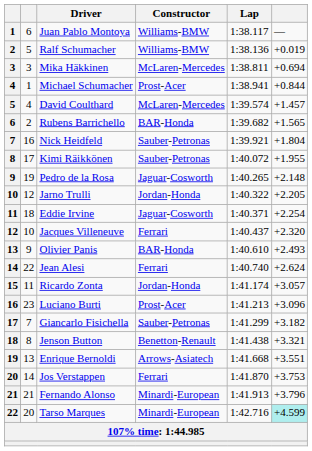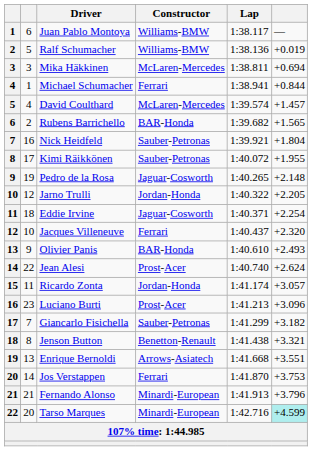(162, 85) Prost-Acer -> (153, 85) Ferrari
(153, 267) Ferrari -> (162, 267) Prost-Acer
